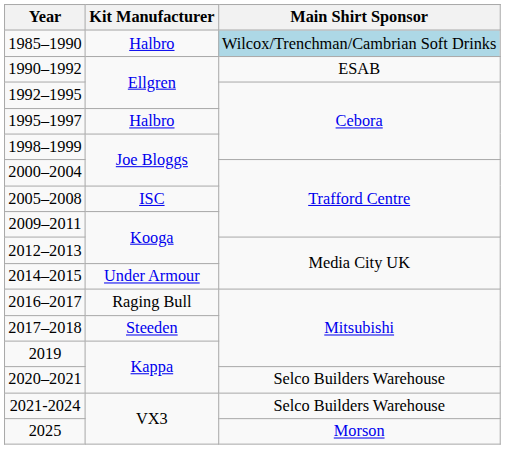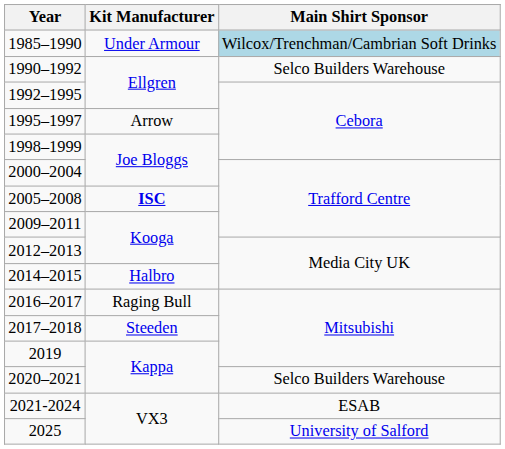(152, 43) Halbro -> (152, 43) Under Armour
(359, 69) ESAB -> (359, 69) Selco Builders Warehouse
(152, 120) Halbro -> (152, 120) Arrow
(152, 198) normal -> (152, 198) bold
(152, 276) Under Armour -> (152, 276) Halbro
(359, 405) Selco Builders Warehouse -> (359, 405) ESAB
(359, 431) Morson -> (359, 431) University of Salford
